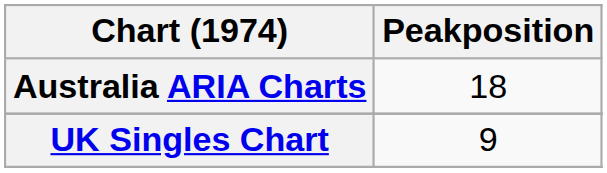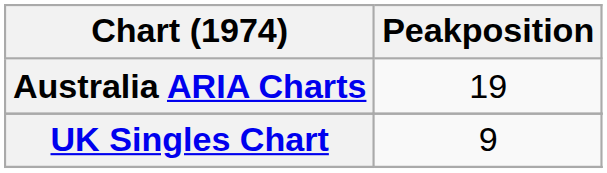(488, 85) 18 -> (488, 85) 19
